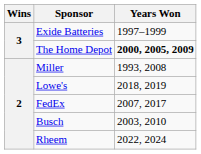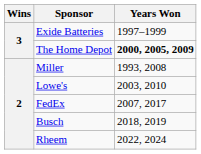(142, 85) 2018, 2019 -> (142, 85) 2003, 2010
(142, 121) 2003, 2010 -> (142, 121) 2018, 2019
